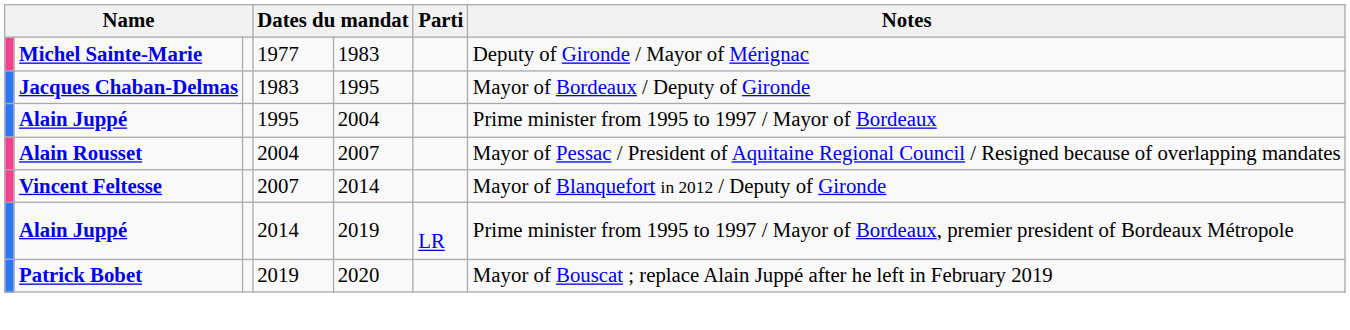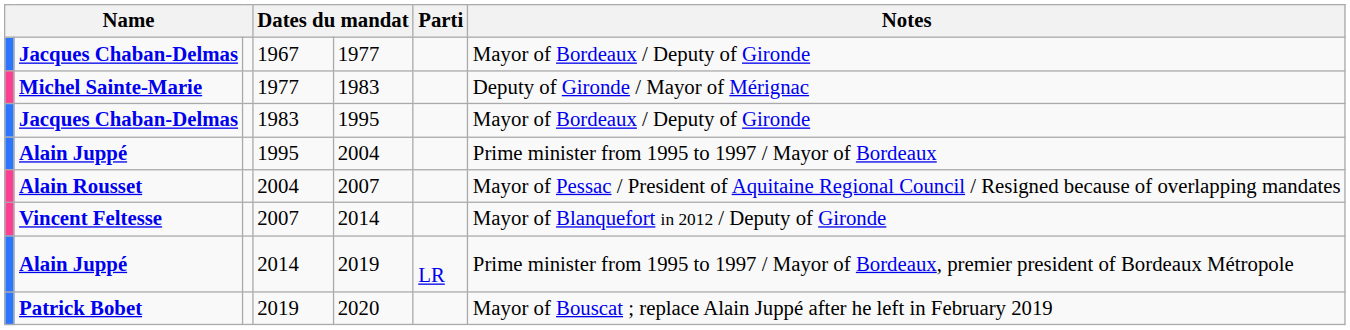+ row: (278, 53)
